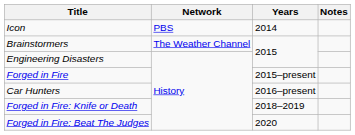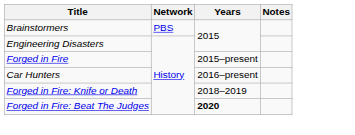- row: (16, 28)
(202, 43) The Weather Channel -> (163, 28) PBS
(266, 122) normal -> (208, 106) bold
